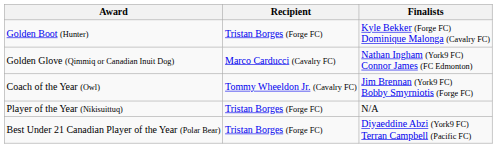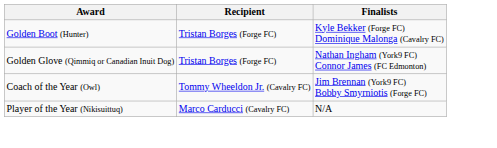(280, 60) Marco Carducci (Cavalry FC) -> (228, 60) Tristan Borges (Forge FC)
(274, 108) Tristan Borges (Forge FC) -> (234, 108) Marco Carducci (Cavalry FC)
- row: (114, 130)
